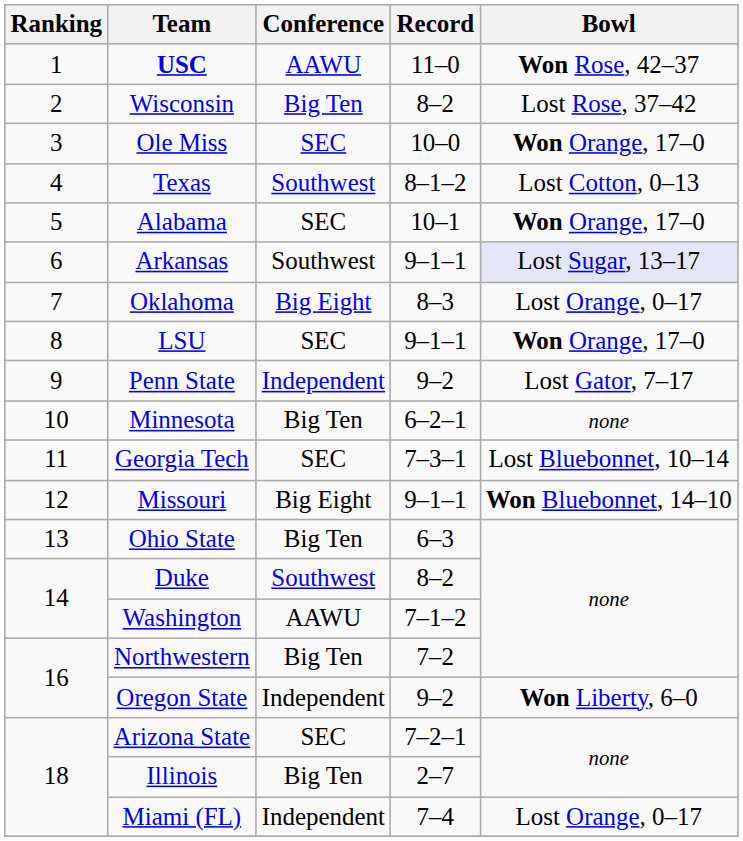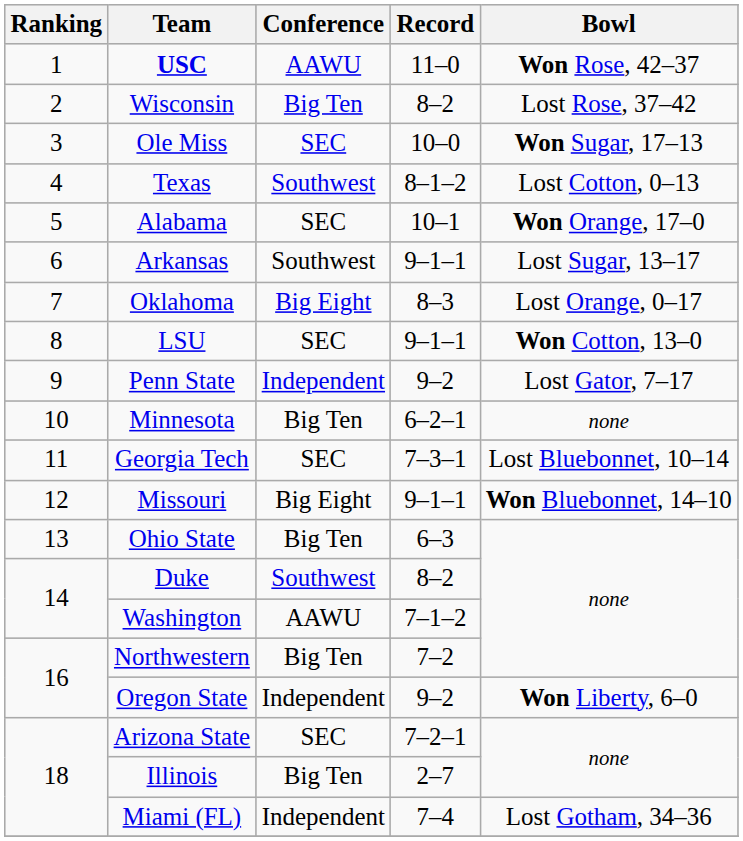(609, 143) Won Orange, 17–0 -> (609, 143) Won Sugar, 17–13
(609, 261) lavender background -> (609, 261) no background
(609, 340) Won Orange, 17–0 -> (609, 340) Won Cotton, 13–0
(609, 815) Lost Orange, 0–17 -> (609, 815) Lost Gotham, 34–36
